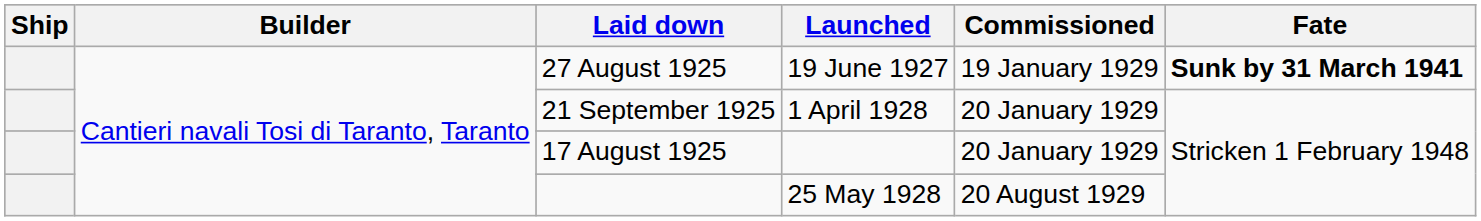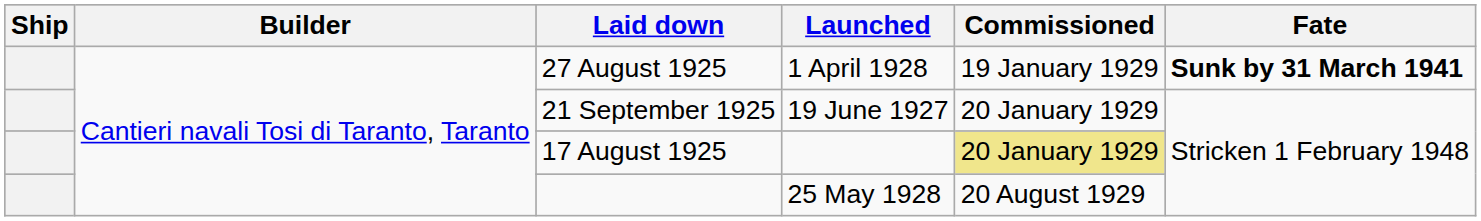(868, 67) 19 June 1927 -> (858, 67) 1 April 1928
(858, 109) 1 April 1928 -> (868, 109) 19 June 1927
(1060, 151) no background -> (1060, 151) khaki background
